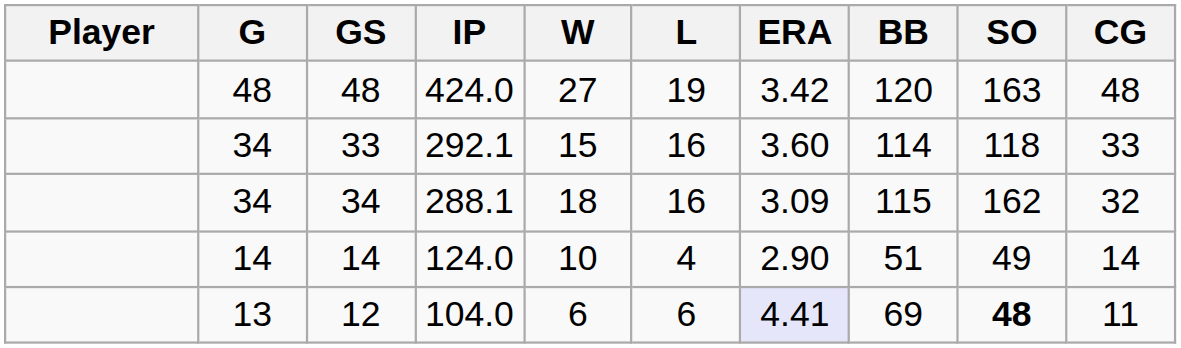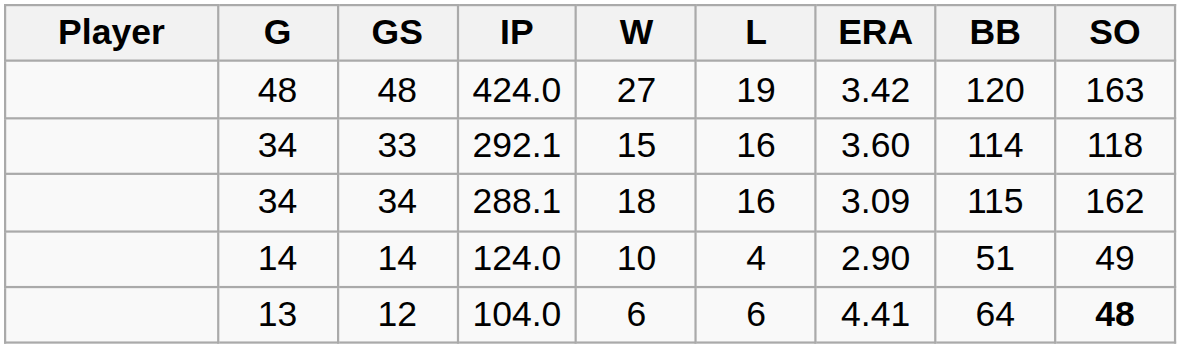- column: (1120, 32)
(795, 314) lavender background -> (876, 314) no background
(903, 314) 69 -> (995, 314) 64
